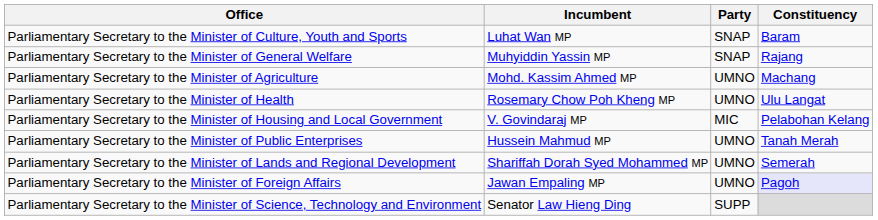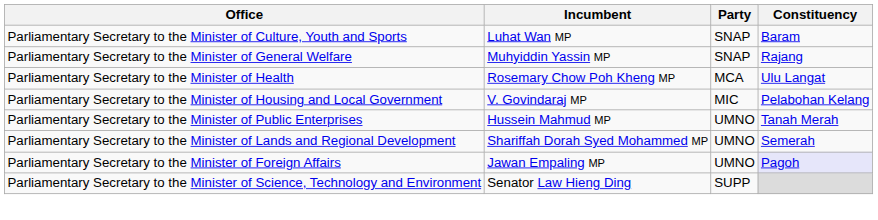- row: (163, 78)
(734, 99) UMNO -> (729, 78) MCA
